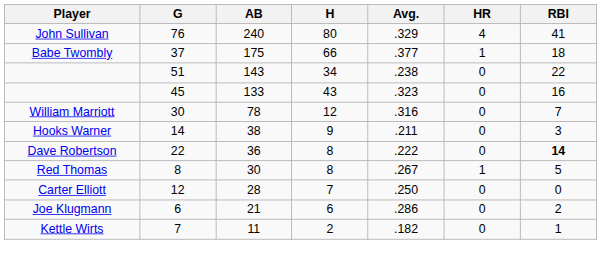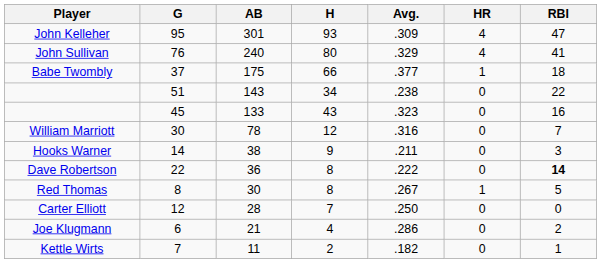+ row: (72, 33)
(330, 209) 6 -> (330, 229) 4
